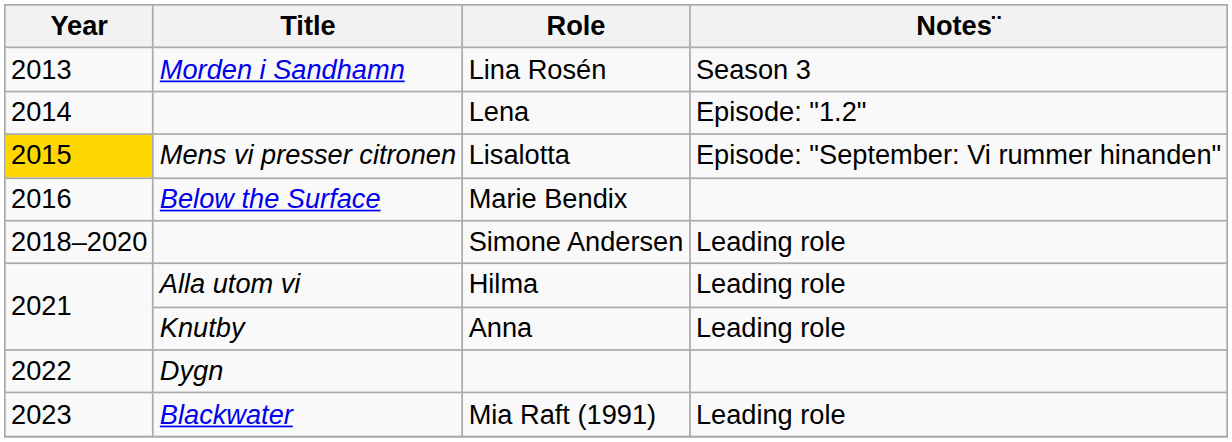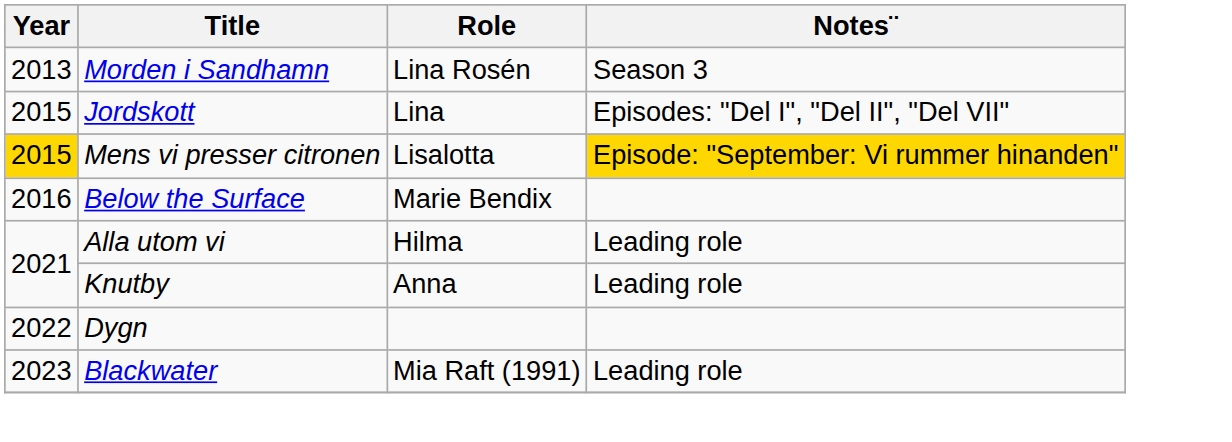- row: (308, 113)
+ row: (139, 112)
(959, 155) no background -> (856, 155) gold background
- row: (308, 242)
